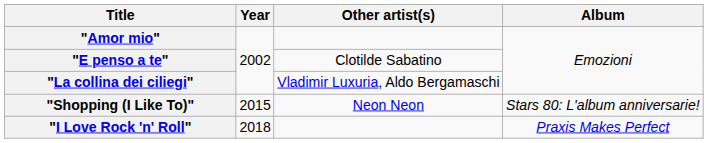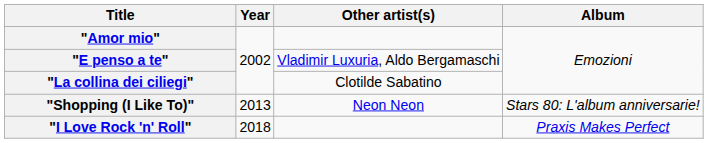(388, 60) Clotilde Sabatino -> (388, 60) Vladimir Luxuria, Aldo Bergamaschi
(388, 82) Vladimir Luxuria, Aldo Bergamaschi -> (388, 82) Clotilde Sabatino
(255, 104) 2015 -> (255, 104) 2013
